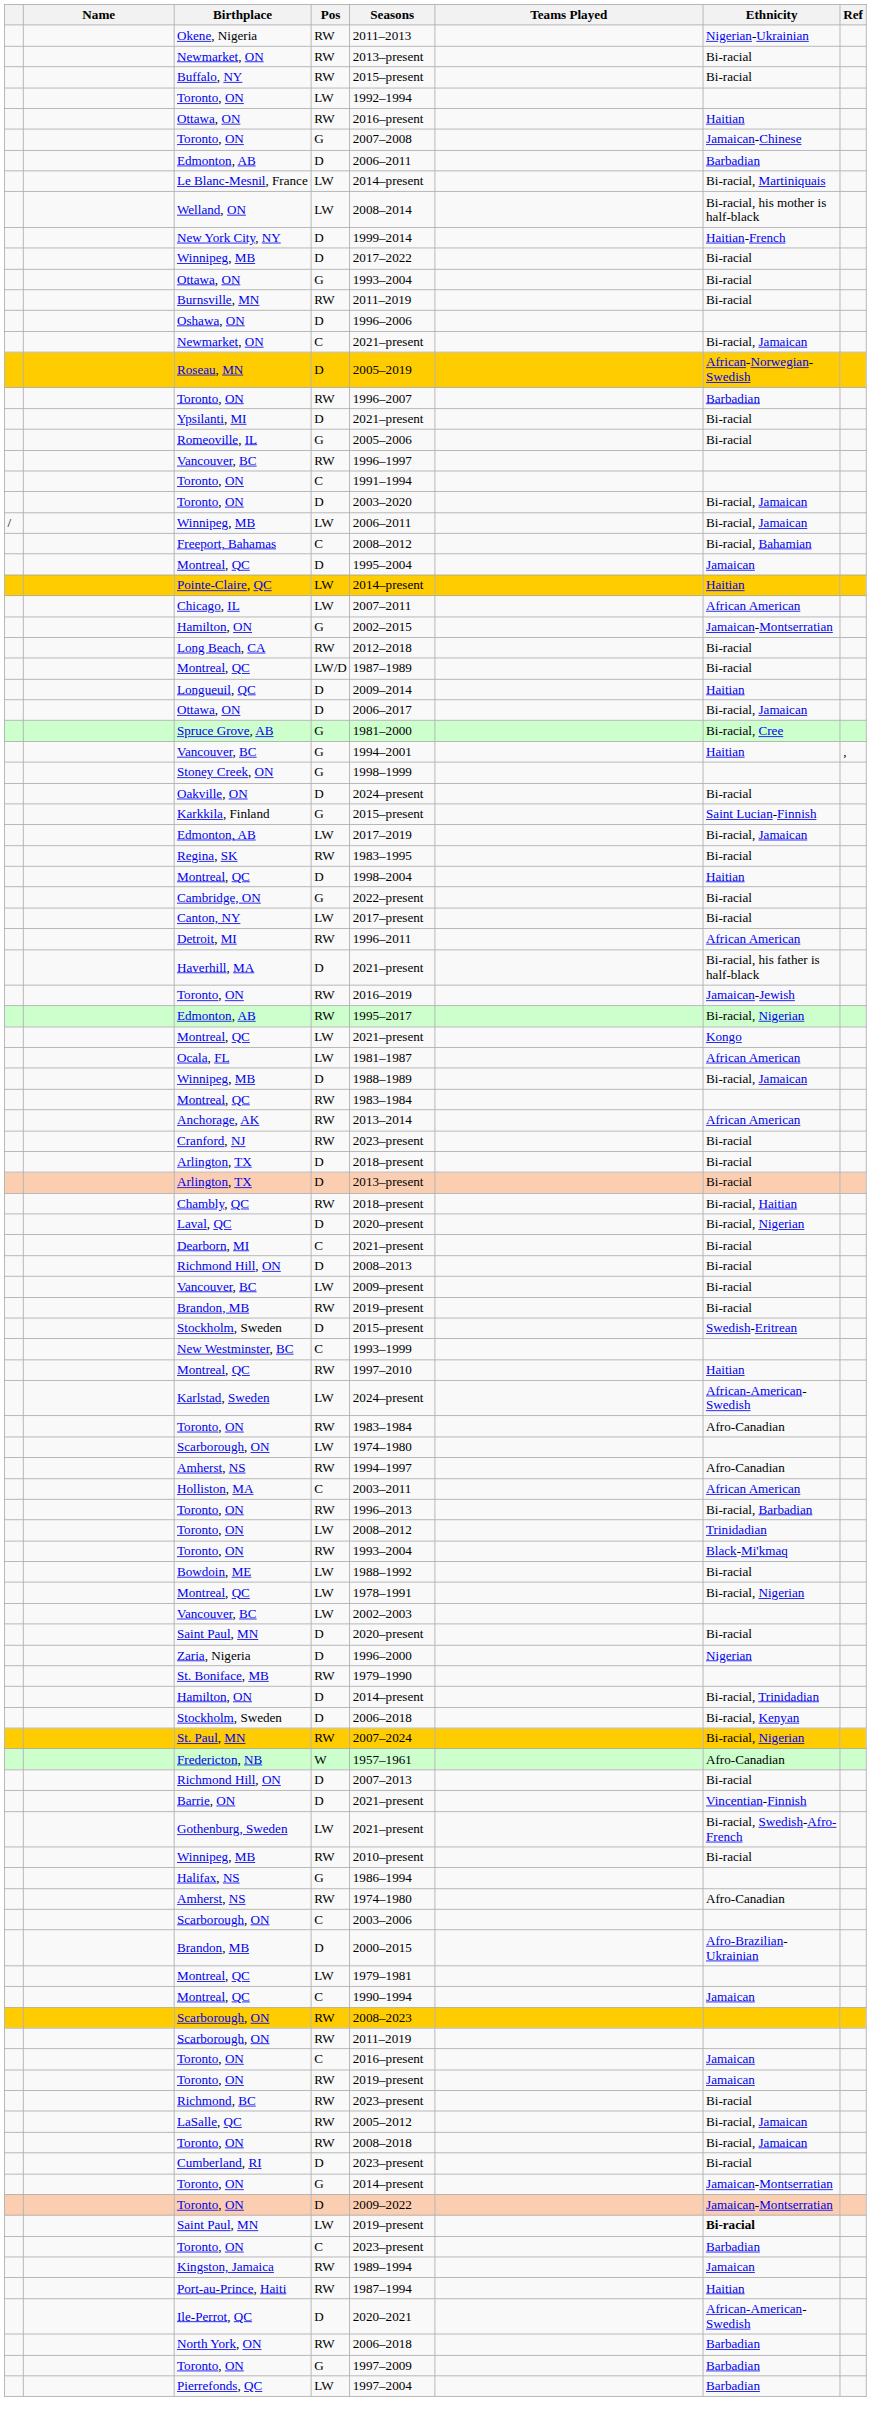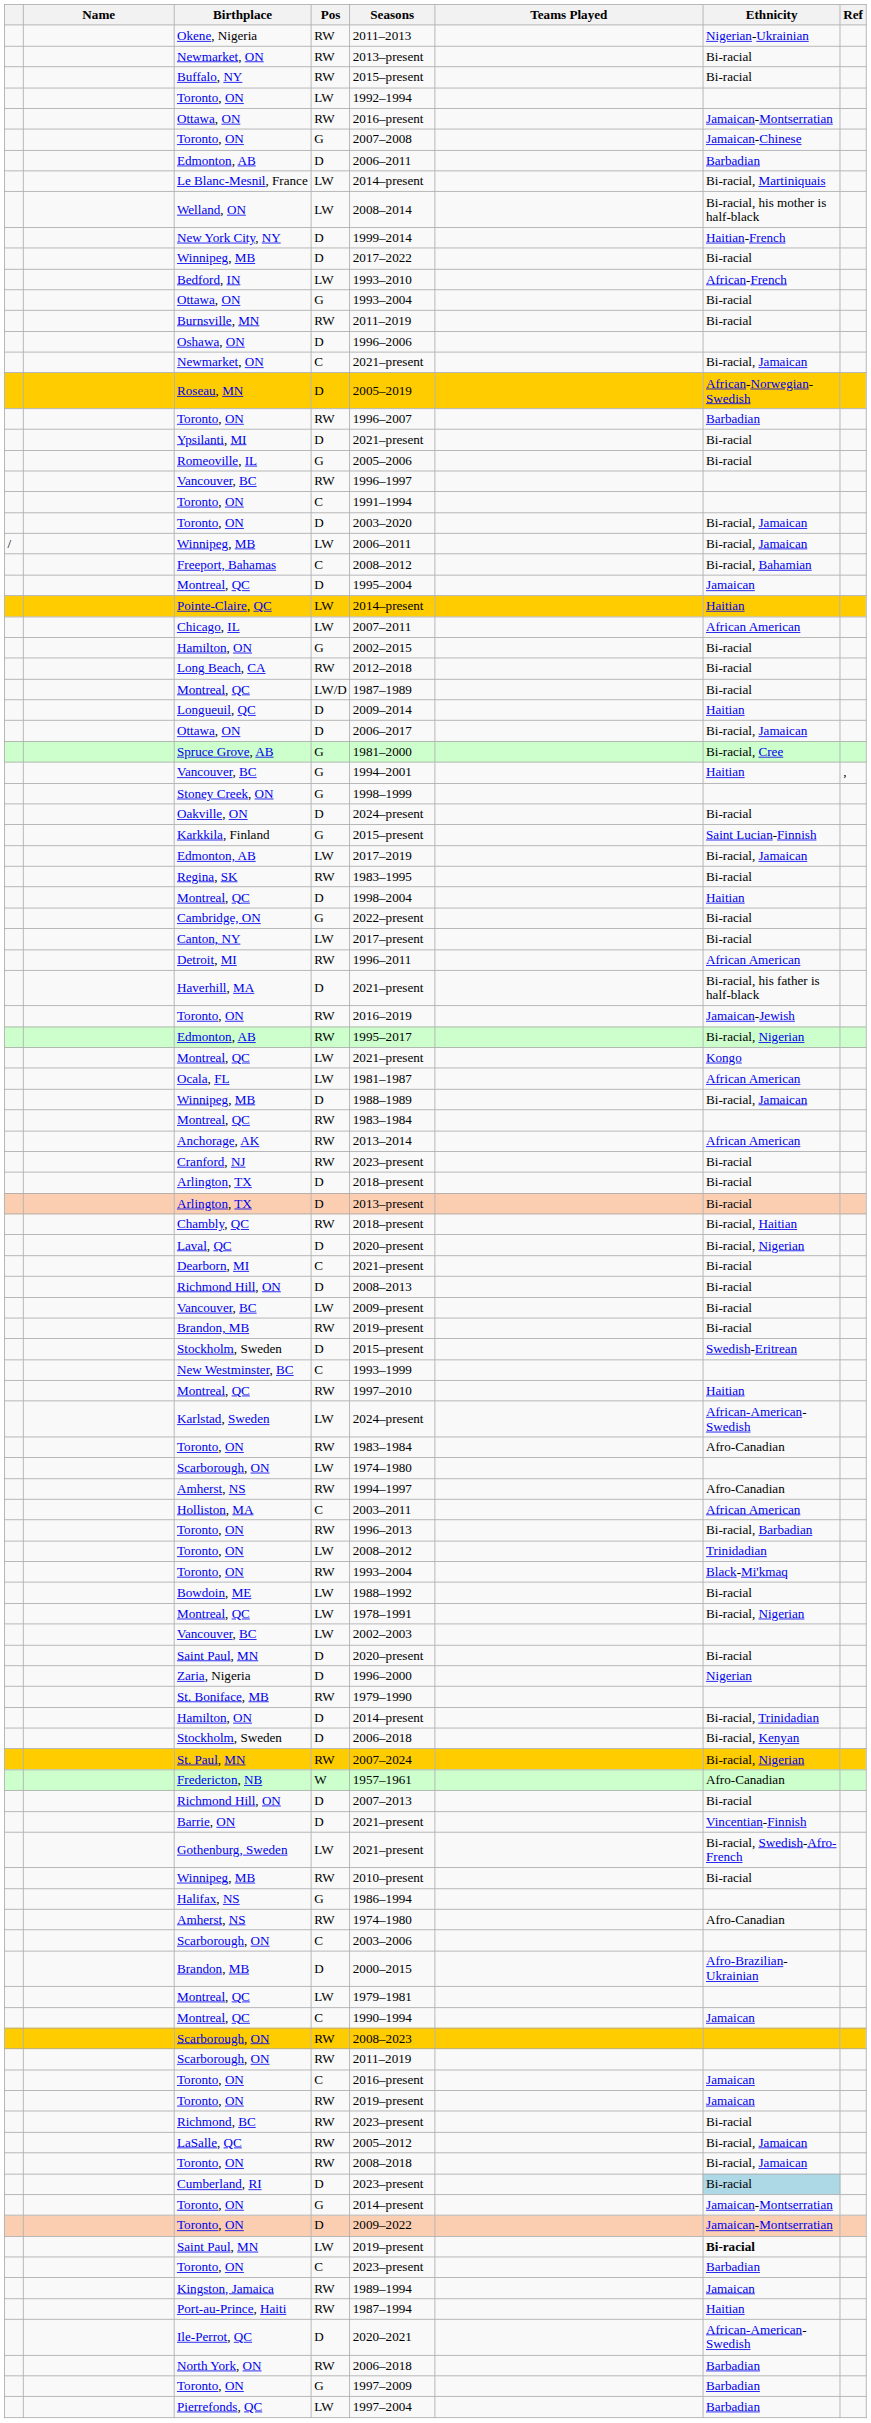(725, 118) Haitian -> (769, 118) Jamaican-Montserratian
+ row: (209, 279)
(769, 627) Jamaican-Montserratian -> (729, 647) Bi-racial
(729, 2163) no background -> (729, 2184) lightblue background
